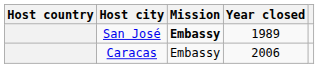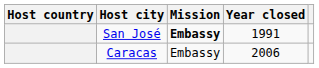(266, 34) 1989 -> (266, 34) 1991
